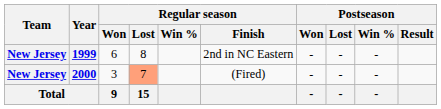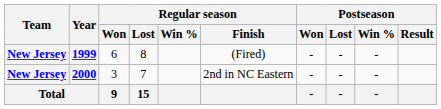(248, 54) 2nd in NC Eastern -> (248, 54) (Fired)
(143, 74) lightsalmon background -> (143, 74) no background
(248, 74) (Fired) -> (248, 74) 2nd in NC Eastern
